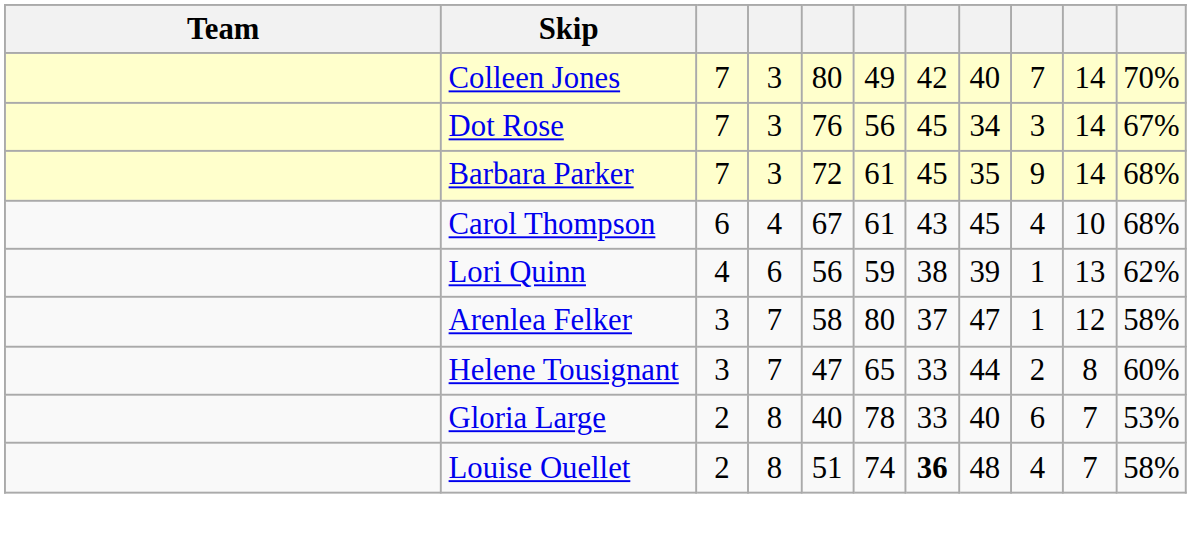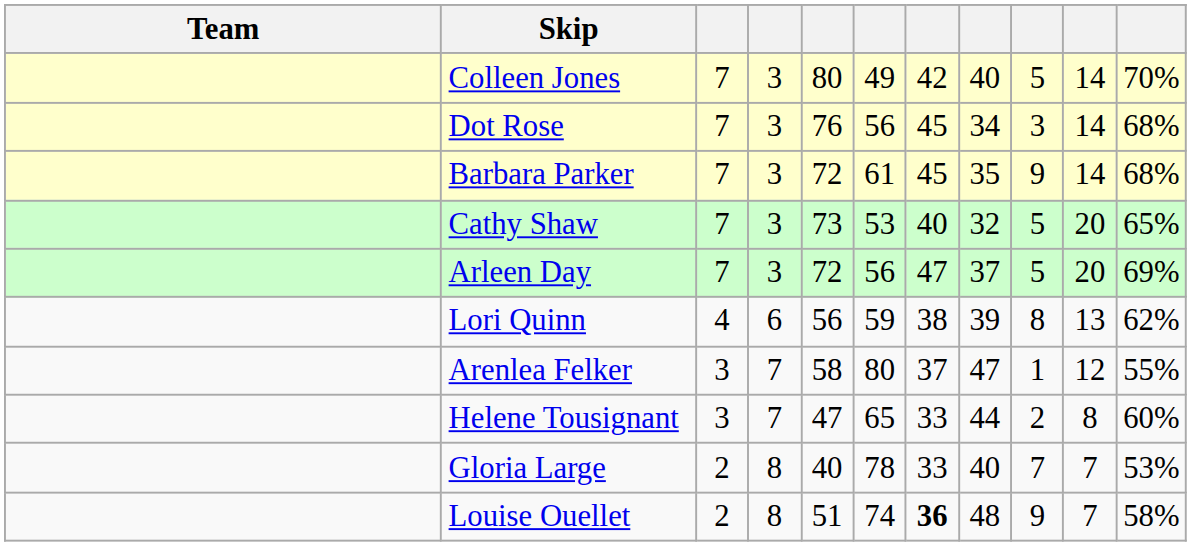(1037, 77) 7 -> (1037, 77) 5
(1151, 126) 67% -> (1151, 126) 68%
+ row: (523, 223)
+ row: (520, 272)
- row: (552, 223)
(1037, 272) 1 -> (1037, 321) 8
(1151, 321) 58% -> (1151, 369) 55%
(1037, 418) 6 -> (1037, 467) 7
(1037, 467) 4 -> (1037, 516) 9
